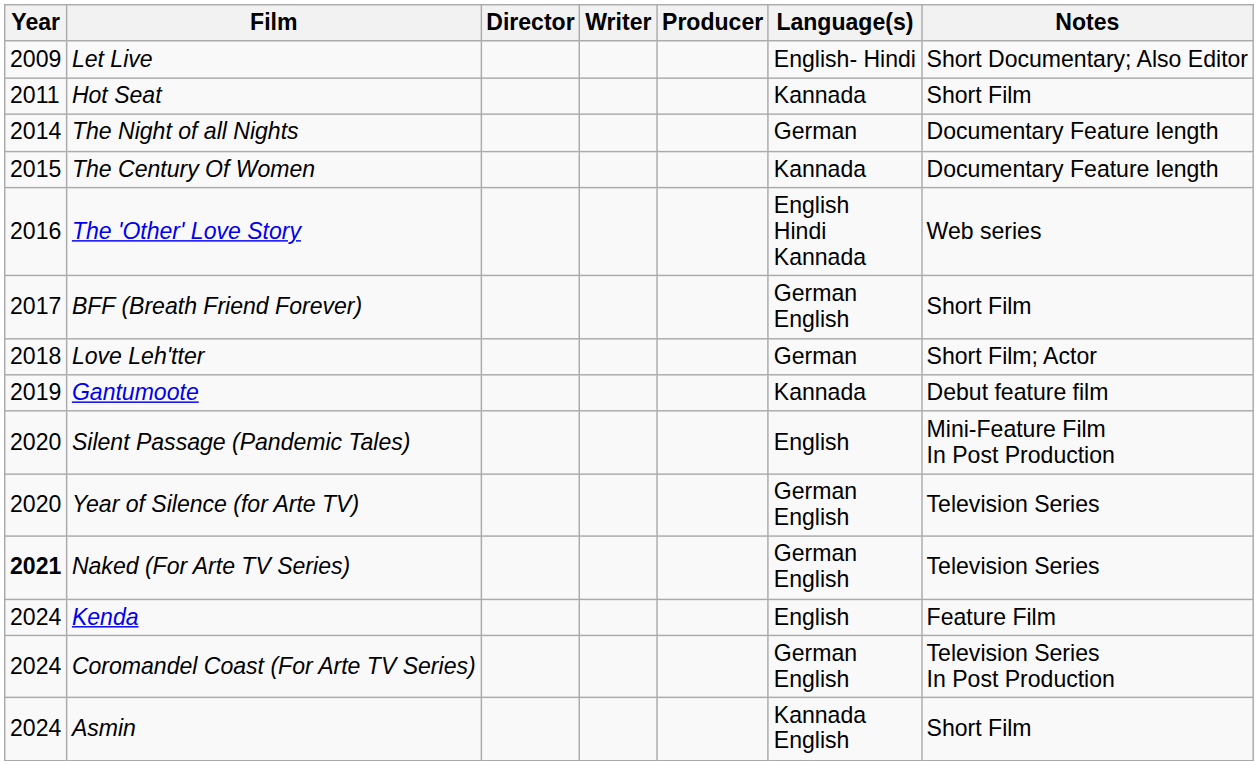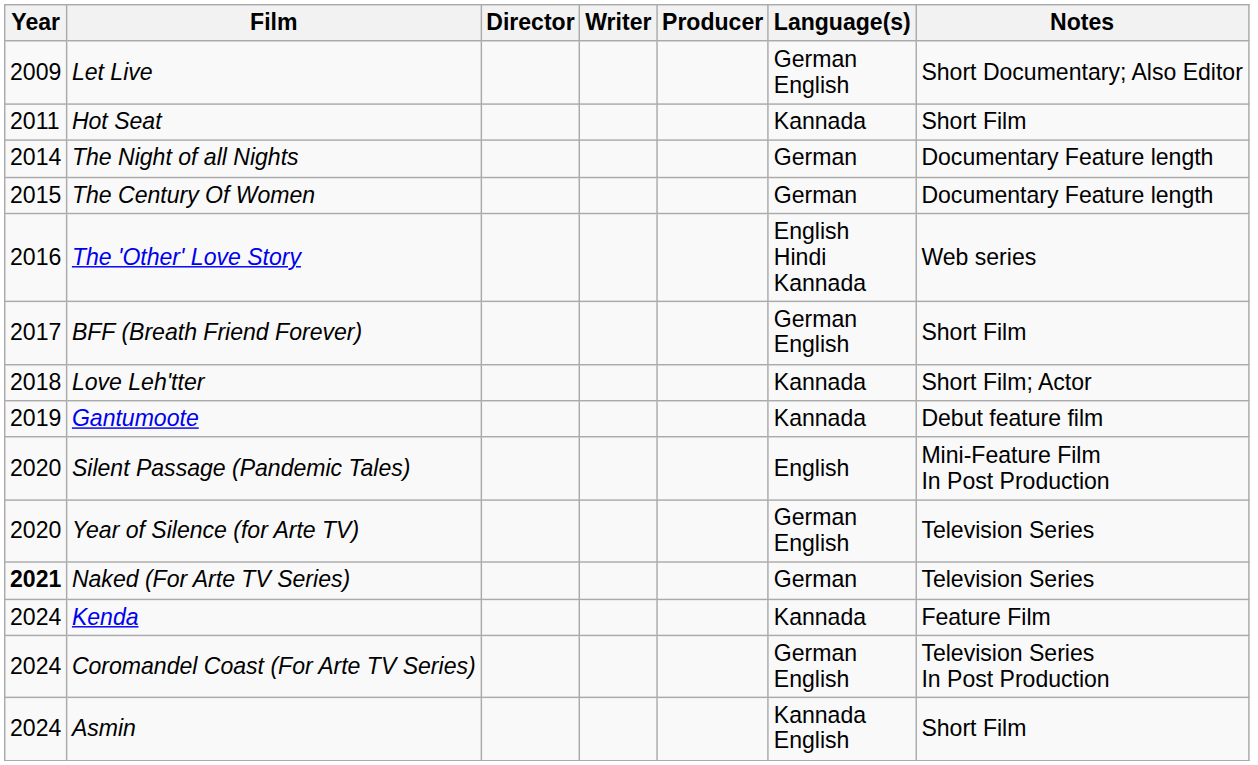(845, 59) English- Hindi -> (815, 72) German English
(820, 168) Kannada -> (815, 194) German
(815, 356) German -> (820, 382) Kannada
(815, 567) German English -> (815, 580) German
(812, 616) English -> (820, 616) Kannada
